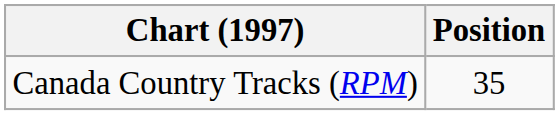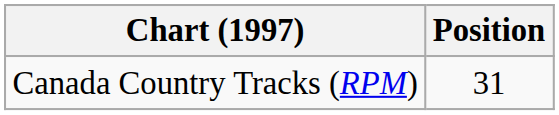(489, 82) 35 -> (489, 82) 31
